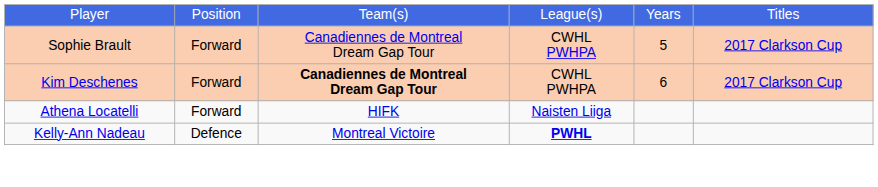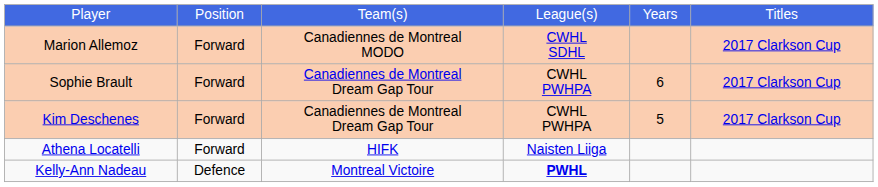+ row: (91, 44)
(663, 44) 5 -> (660, 82) 6
(384, 82) bold -> (383, 119) normal
(663, 82) 6 -> (660, 119) 5
